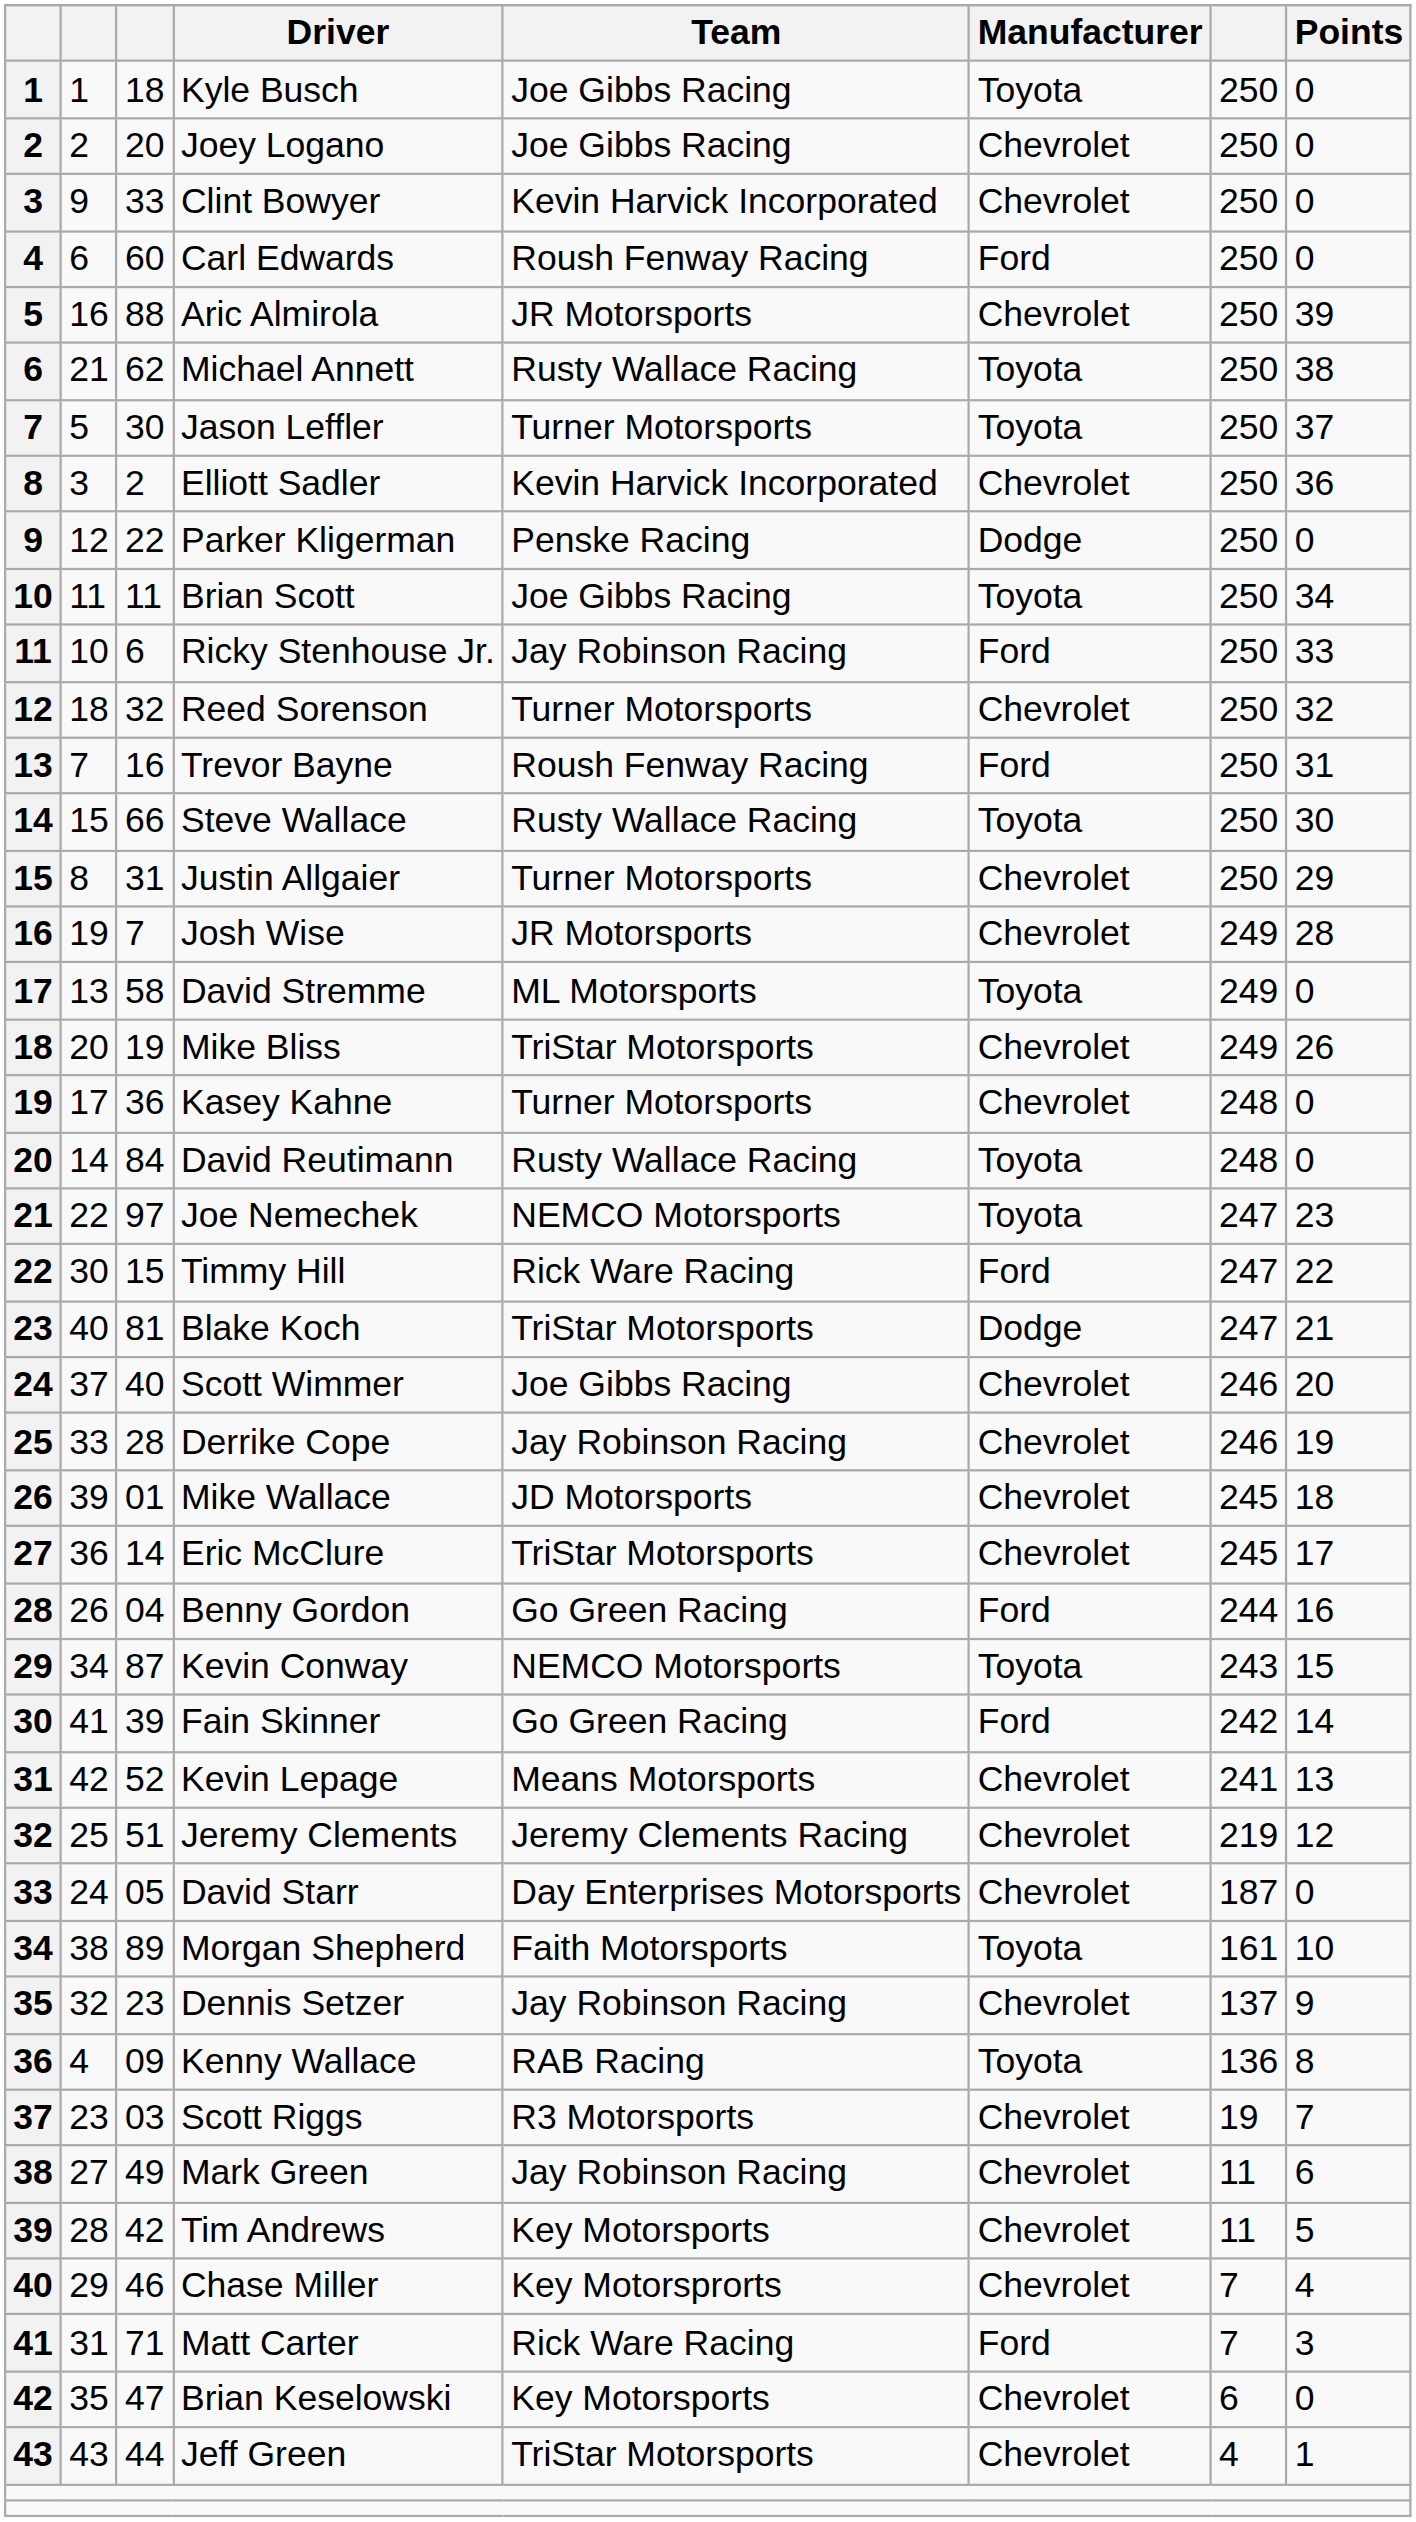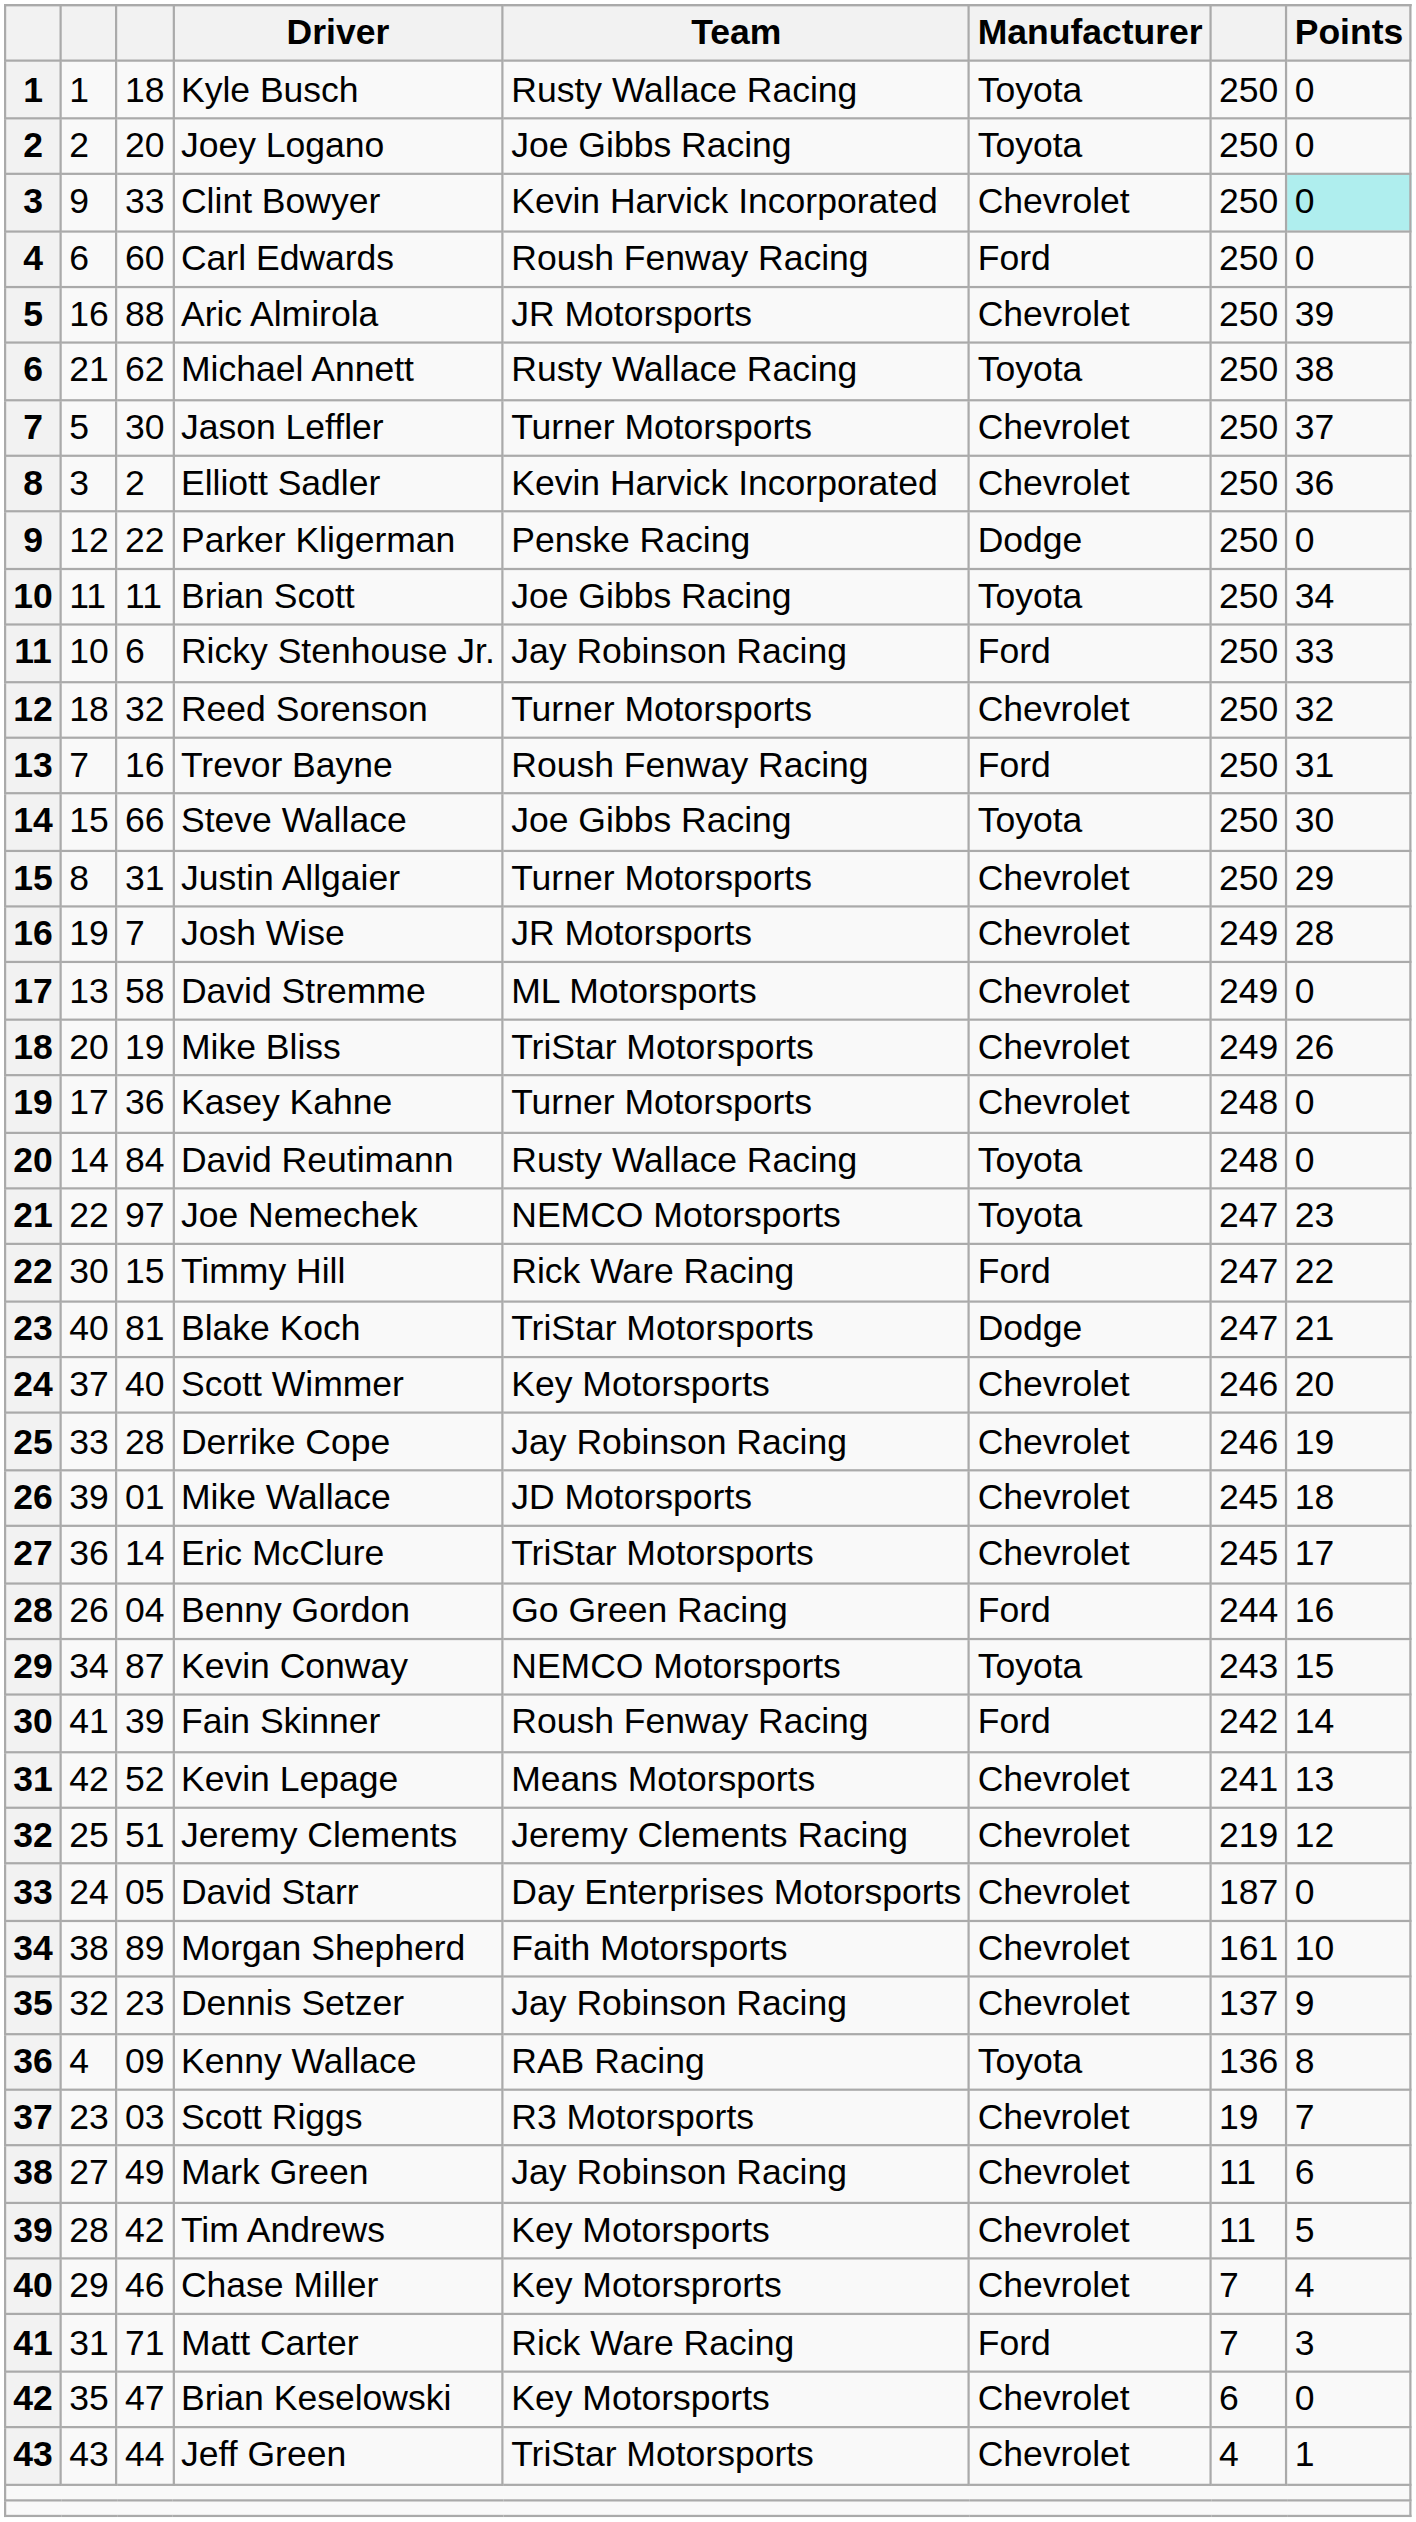(651, 88) Joe Gibbs Racing -> (684, 88) Rusty Wallace Racing
(1054, 145) Chevrolet -> (1030, 145) Toyota
(1305, 201) no background -> (1305, 201) paleturquoise background
(1030, 426) Toyota -> (1054, 426) Chevrolet
(684, 821) Rusty Wallace Racing -> (651, 821) Joe Gibbs Racing
(1030, 990) Toyota -> (1054, 990) Chevrolet
(651, 1384) Joe Gibbs Racing -> (641, 1384) Key Motorsports
(649, 1722) Go Green Racing -> (690, 1722) Roush Fenway Racing
(1030, 1947) Toyota -> (1054, 1947) Chevrolet
